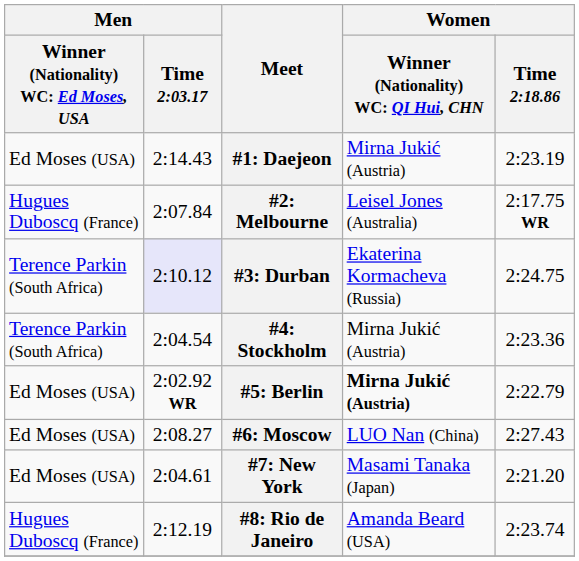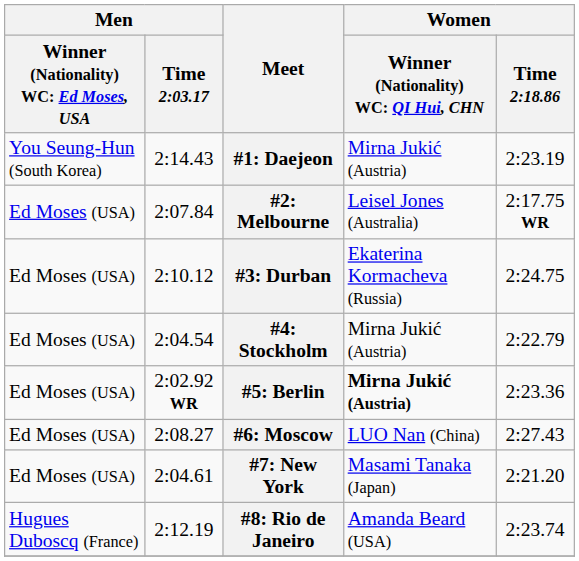(72, 158) Ed Moses (USA) -> (72, 158) You Seung-Hun (South Korea)
(74, 211) Hugues Duboscq (France) -> (72, 211) Ed Moses (USA)
(68, 275) Terence Parkin (South Africa) -> (72, 275) Ed Moses (USA)
(182, 275) lavender background -> (184, 275) no background
(68, 339) Terence Parkin (South Africa) -> (72, 339) Ed Moses (USA)
(535, 339) 2:23.36 -> (535, 339) 2:22.79
(535, 392) 2:22.79 -> (535, 392) 2:23.36
